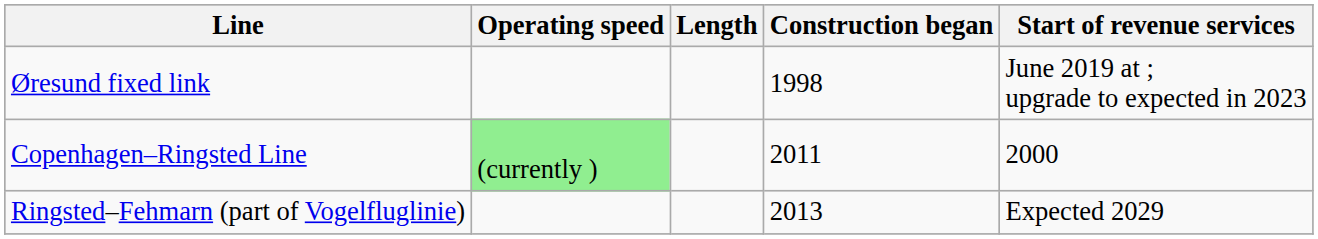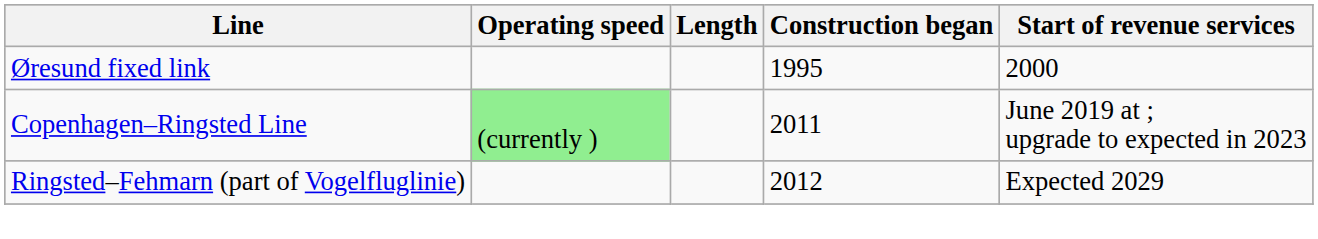(796, 82) 1998 -> (796, 67) 1995
(1156, 82) June 2019 at ; upgrade to expected in 2023 -> (1032, 67) 2000
(1032, 154) 2000 -> (1156, 124) June 2019 at ; upgrade to expected in 2023
(796, 211) 2013 -> (796, 181) 2012
